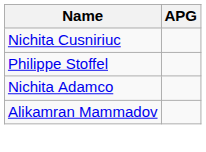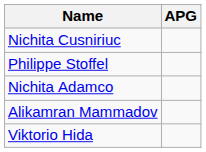+ row: (50, 135)
